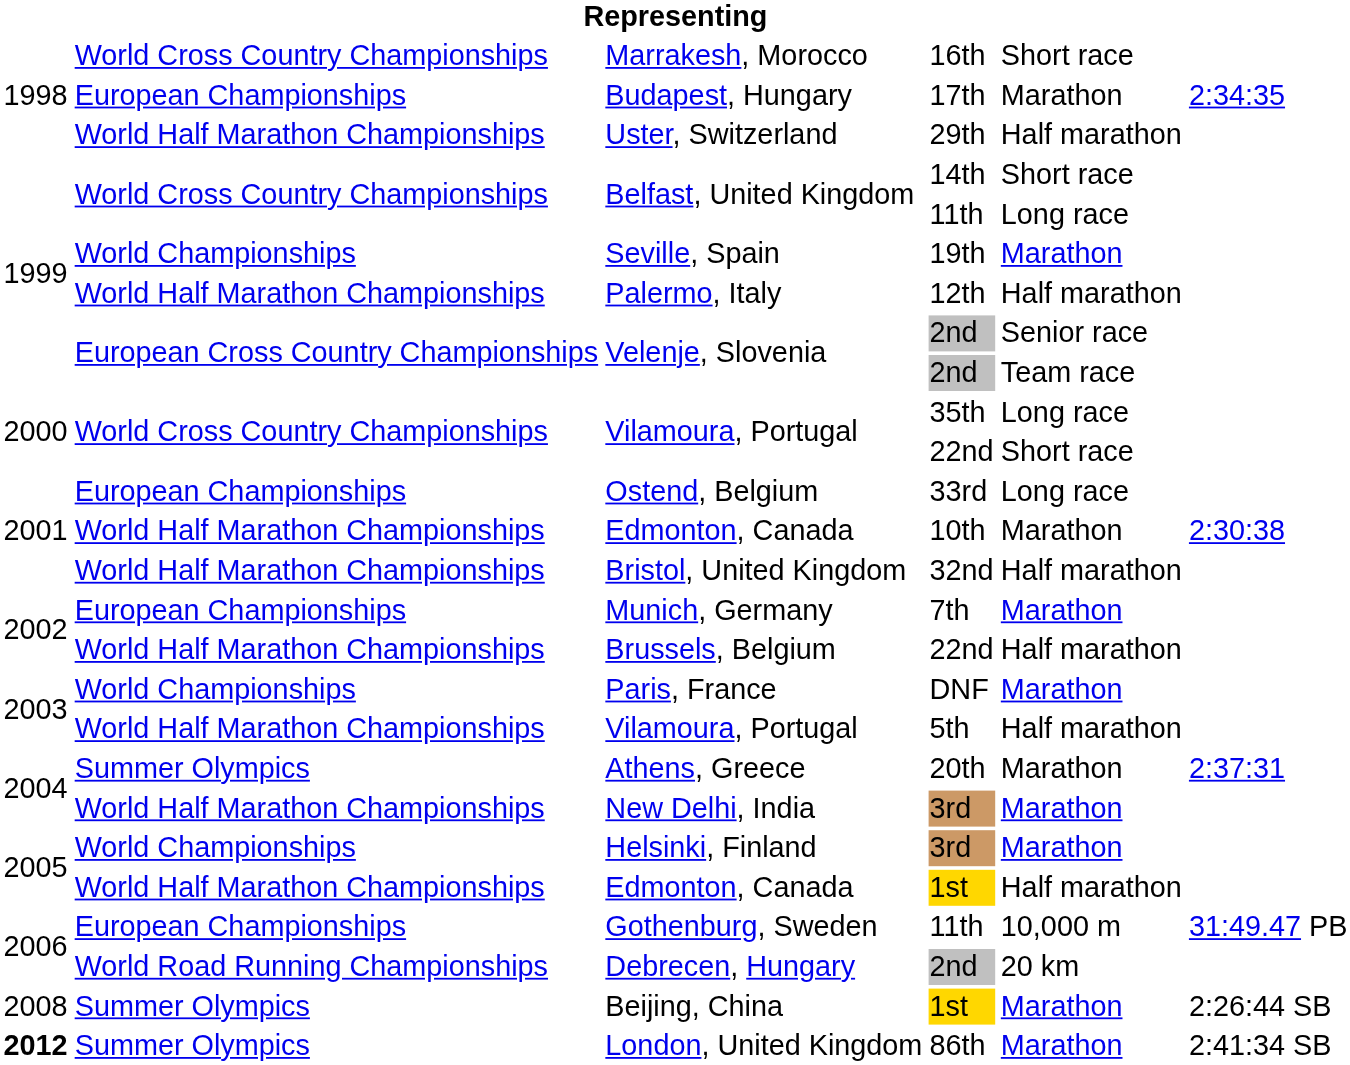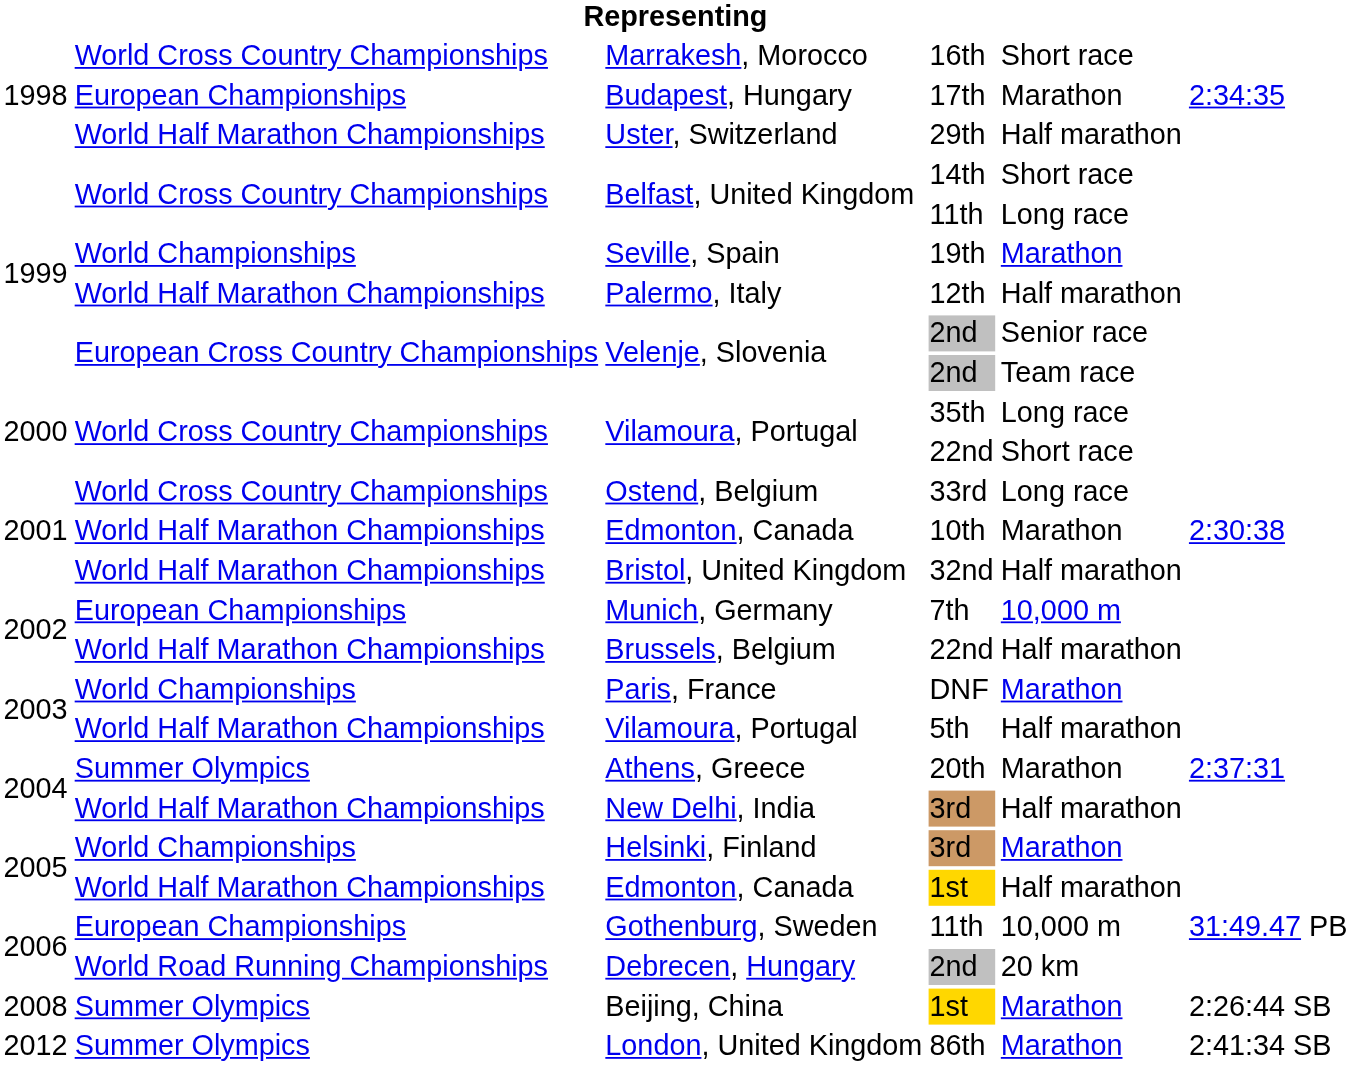(240, 491) European Championships -> (311, 491) World Cross Country Championships
(1062, 610) Marathon -> (1061, 610) 10,000 m
(1062, 808) Marathon -> (1091, 808) Half marathon
(35, 1045) bold -> (35, 1045) normal
